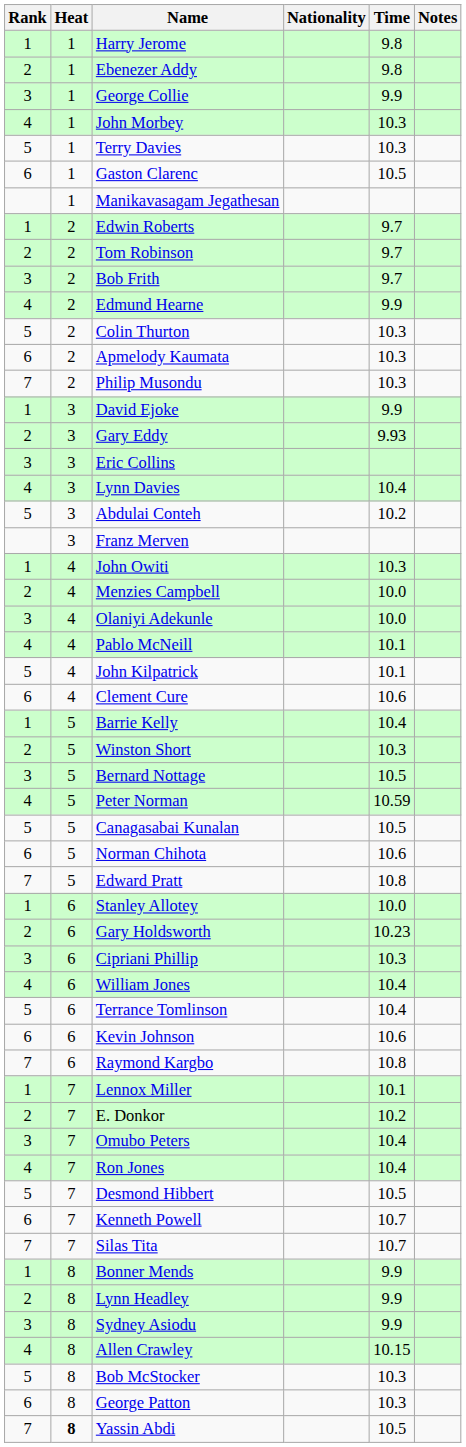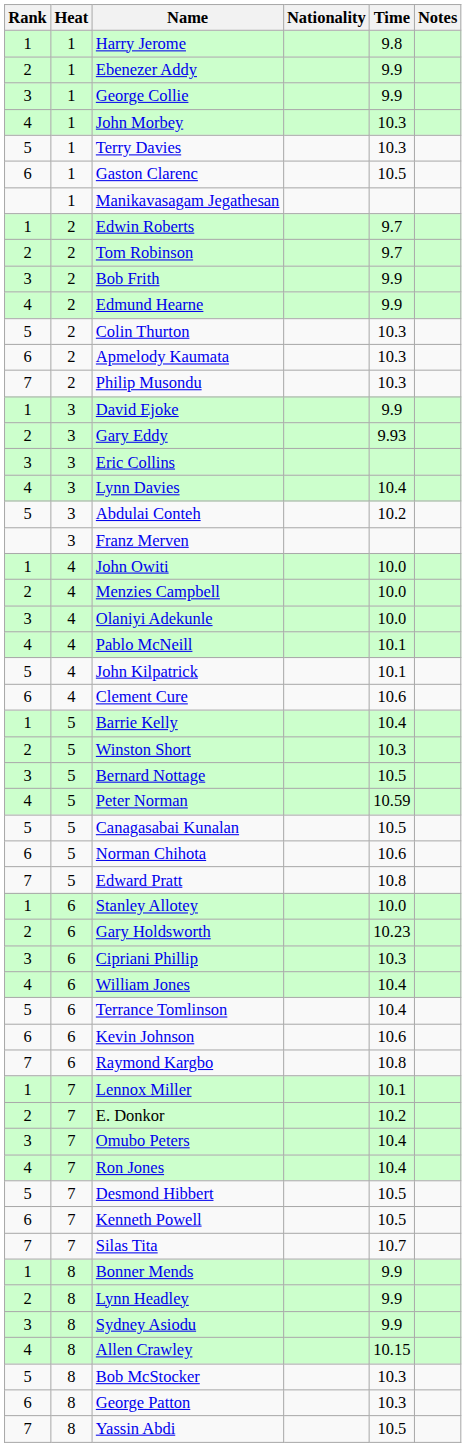(392, 69) 9.8 -> (392, 69) 9.9
(392, 278) 9.7 -> (392, 278) 9.9
(392, 566) 10.3 -> (392, 566) 10.0
(392, 1219) 10.7 -> (392, 1219) 10.5
(71, 1428) bold -> (71, 1428) normal
